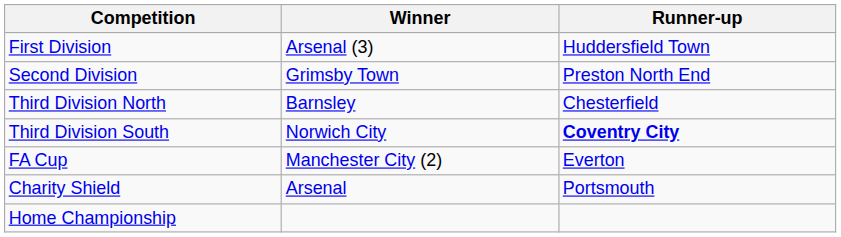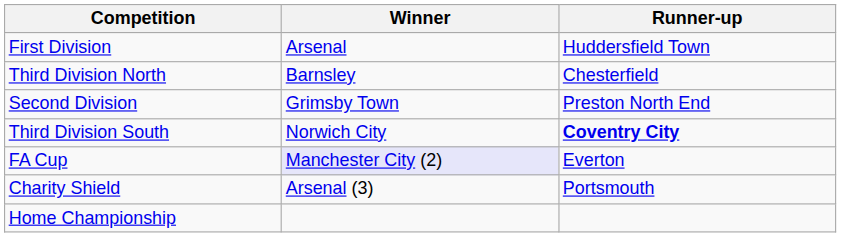(330, 47) Arsenal (3) -> (316, 47) Arsenal
rows swapped: (73, 75) <-> (87, 103)
(364, 160) no background -> (364, 160) lavender background
(316, 189) Arsenal -> (330, 189) Arsenal (3)
